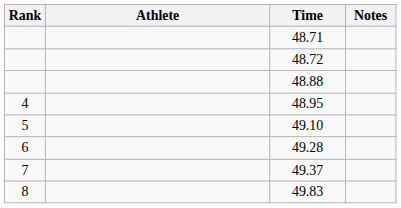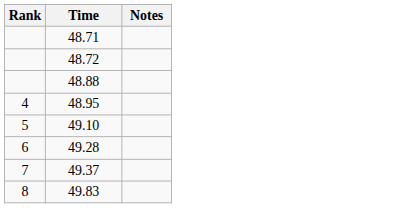- column: (158, 15)
